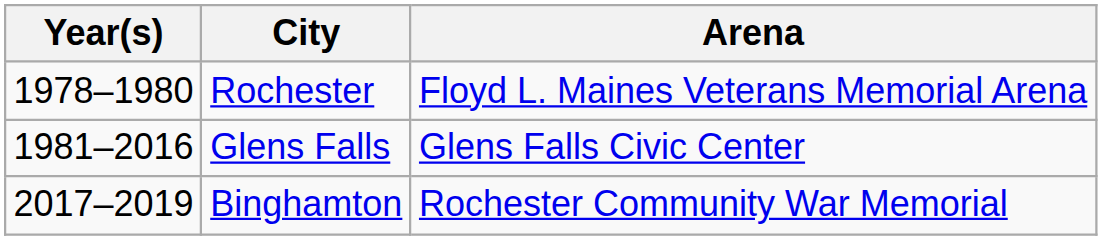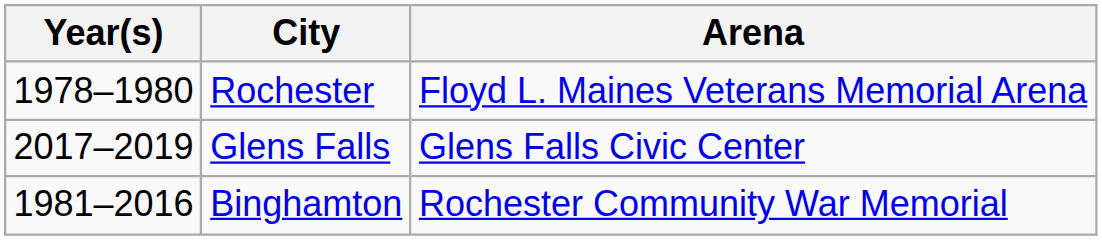(104, 147) 1981–2016 -> (104, 147) 2017–2019
(104, 204) 2017–2019 -> (104, 204) 1981–2016
